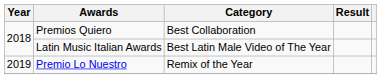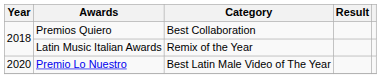(249, 47) Best Latin Male Video of The Year -> (210, 47) Remix of the Year
(19, 64) 2019 -> (19, 64) 2020
(210, 64) Remix of the Year -> (249, 64) Best Latin Male Video of The Year
